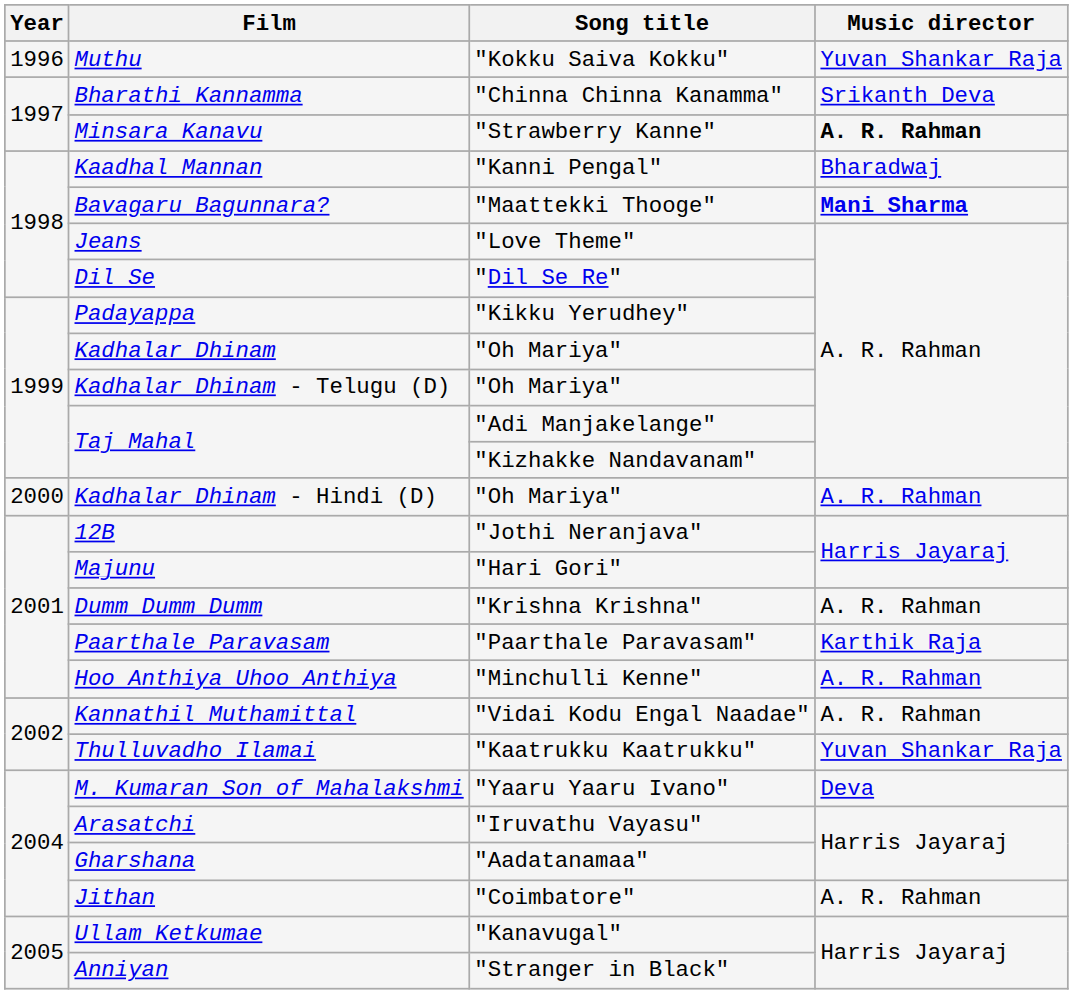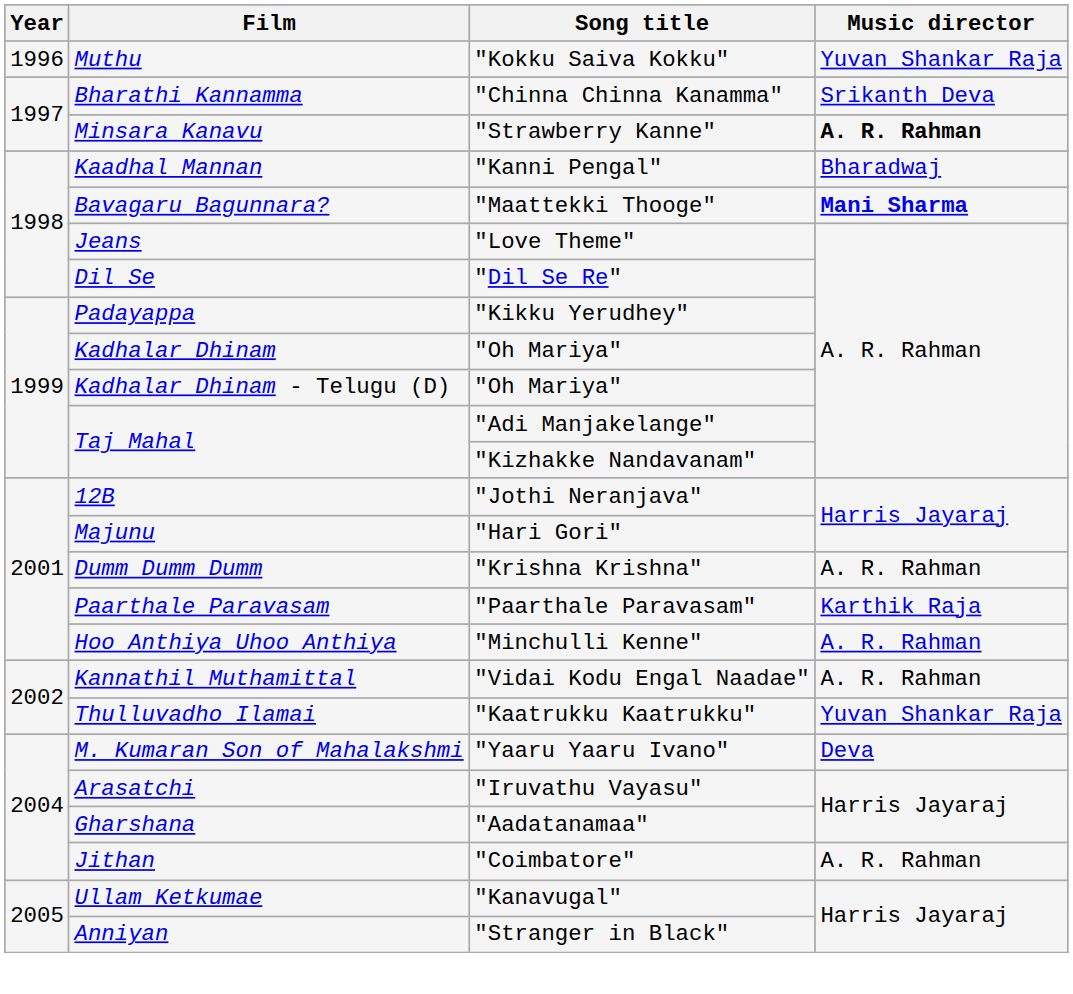- row: (256, 497)
